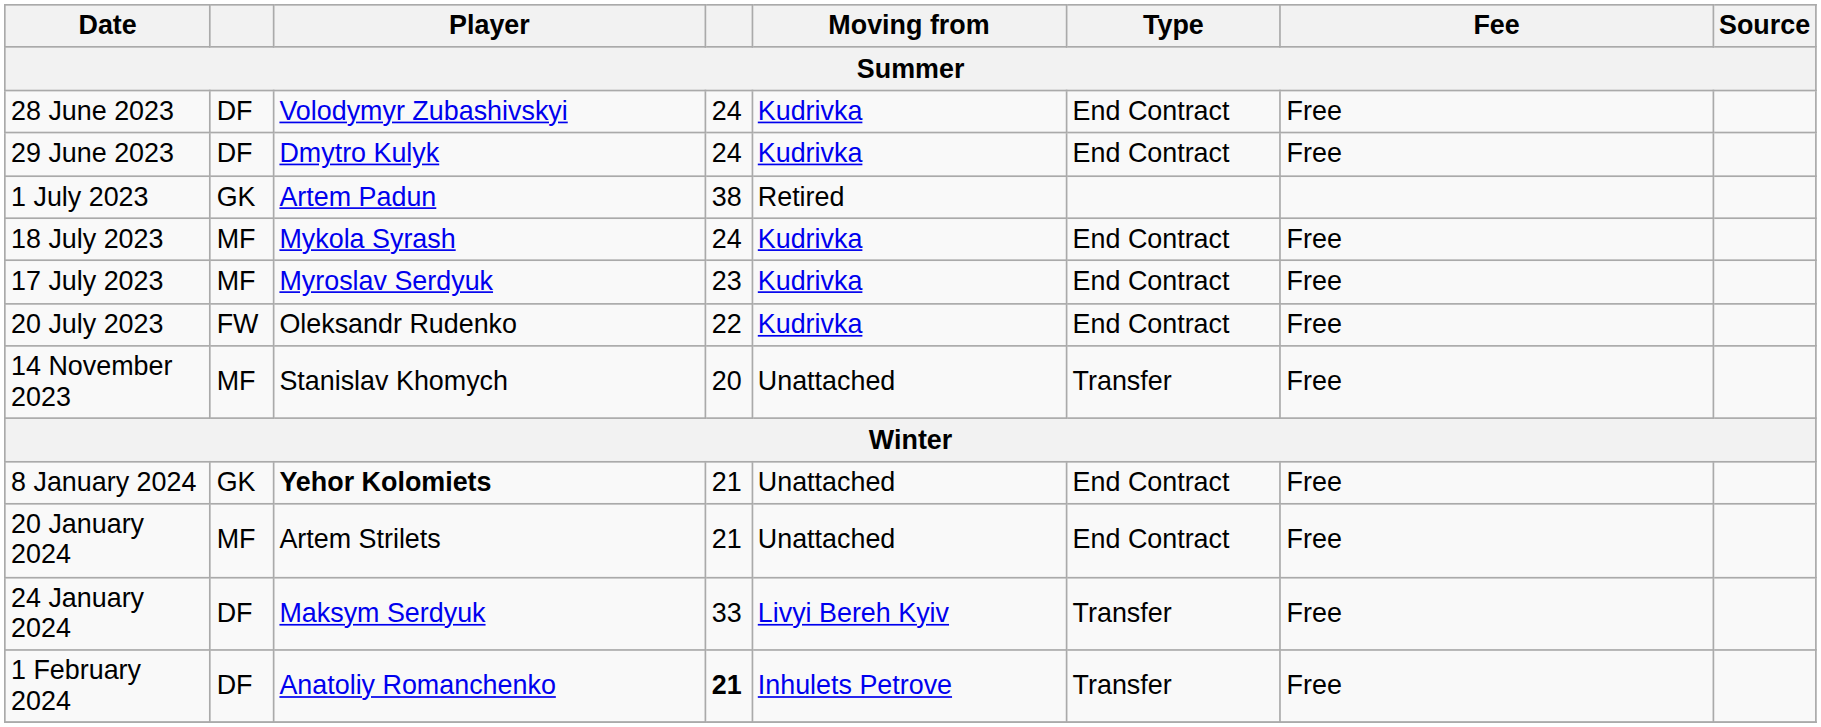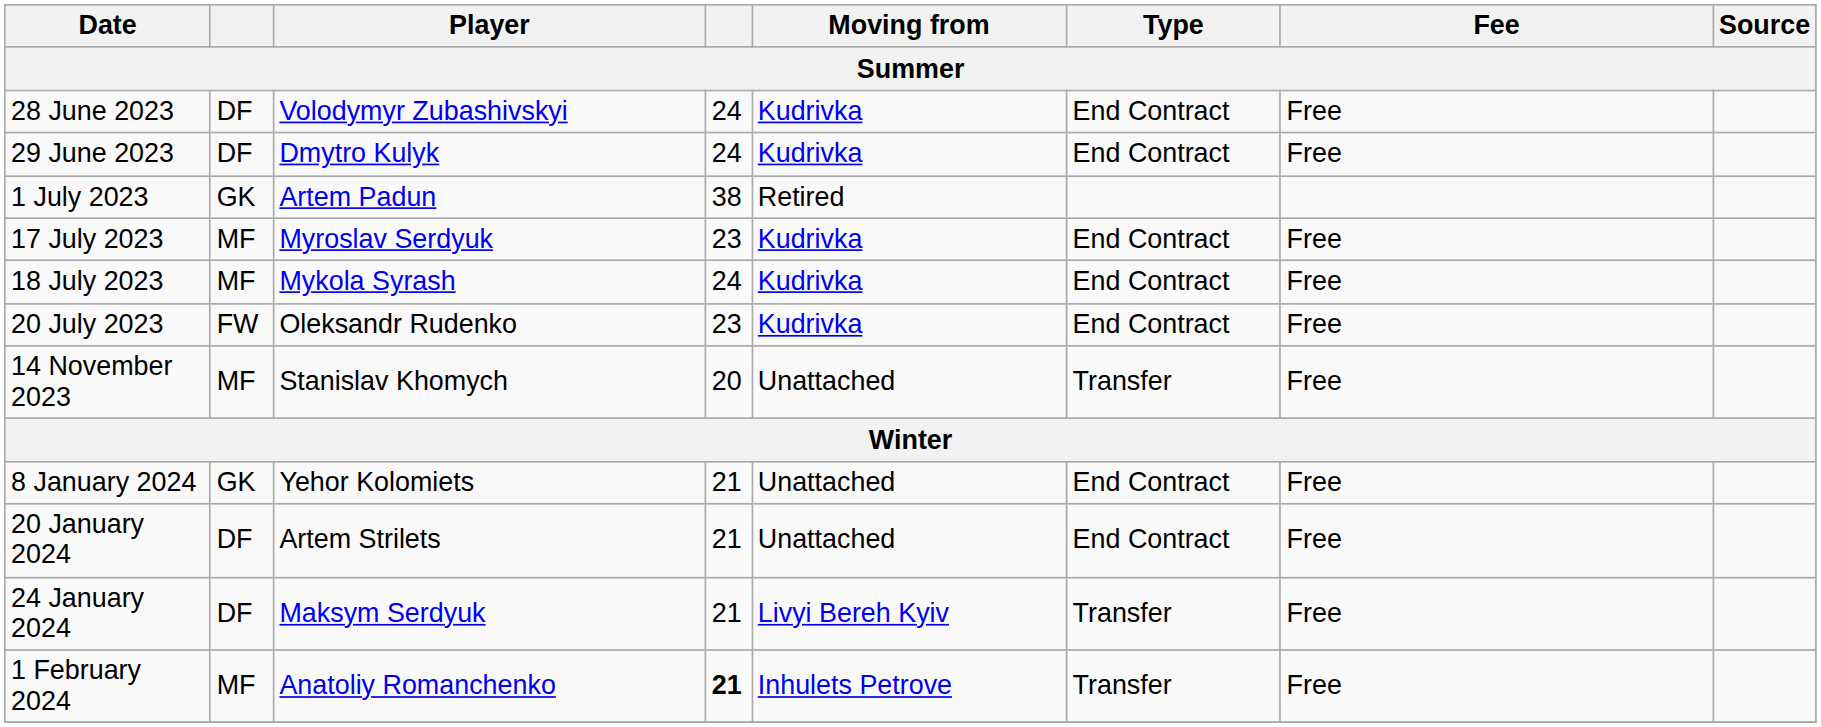rows swapped: (87, 281) <-> (87, 238)
(727, 324) 22 -> (727, 324) 23
(385, 482) bold -> (377, 482) normal
(236, 540) MF -> (235, 540) DF
(727, 612) 33 -> (727, 612) 21
(235, 685) DF -> (236, 685) MF
